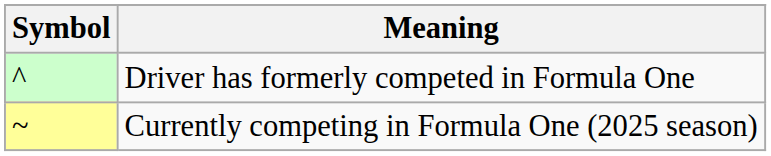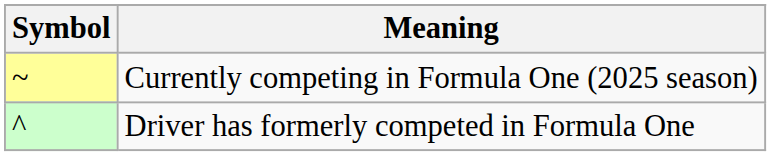rows swapped: (441, 125) <-> (410, 77)
